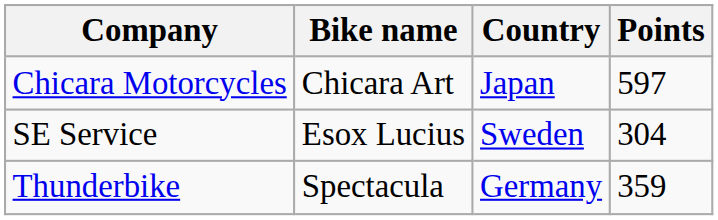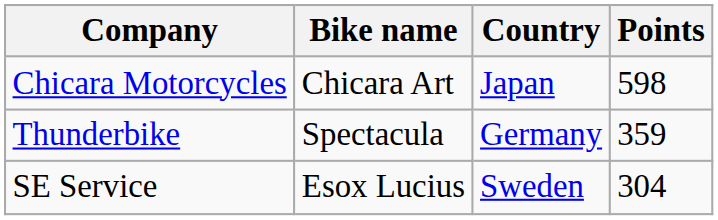(642, 82) 597 -> (642, 82) 598
rows swapped: (96, 186) <-> (85, 134)
